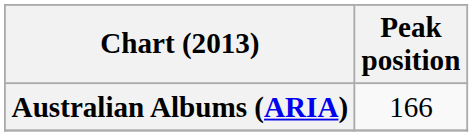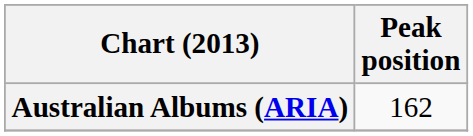(411, 106) 166 -> (411, 106) 162
